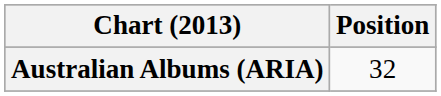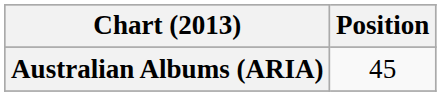(383, 68) 32 -> (383, 68) 45
